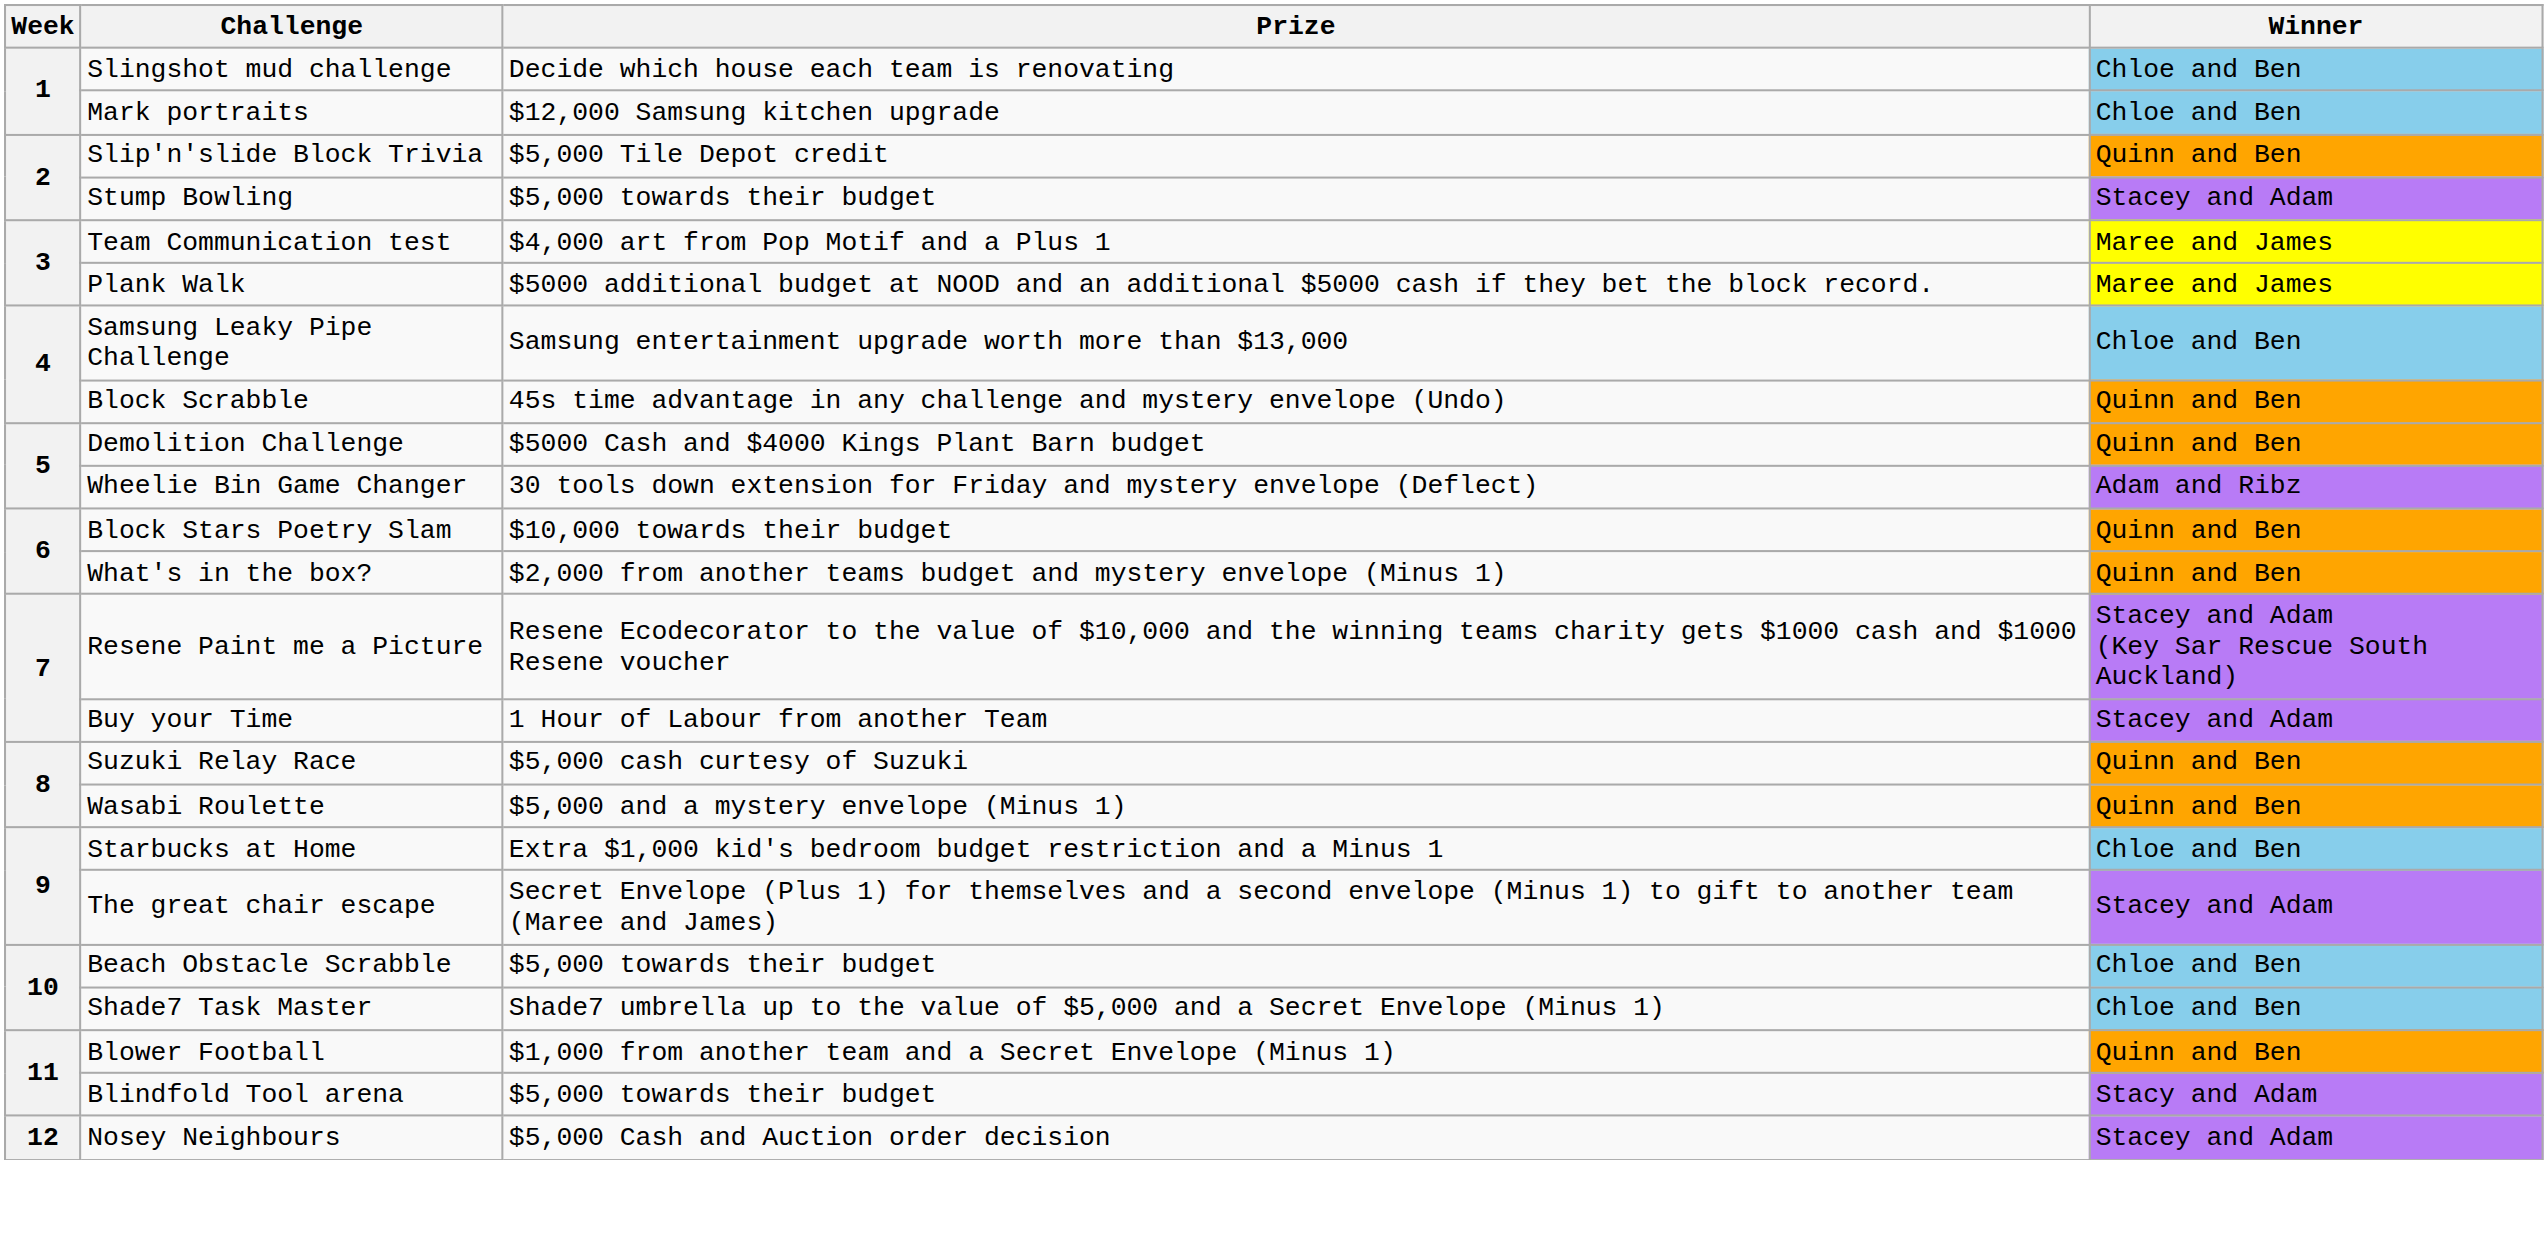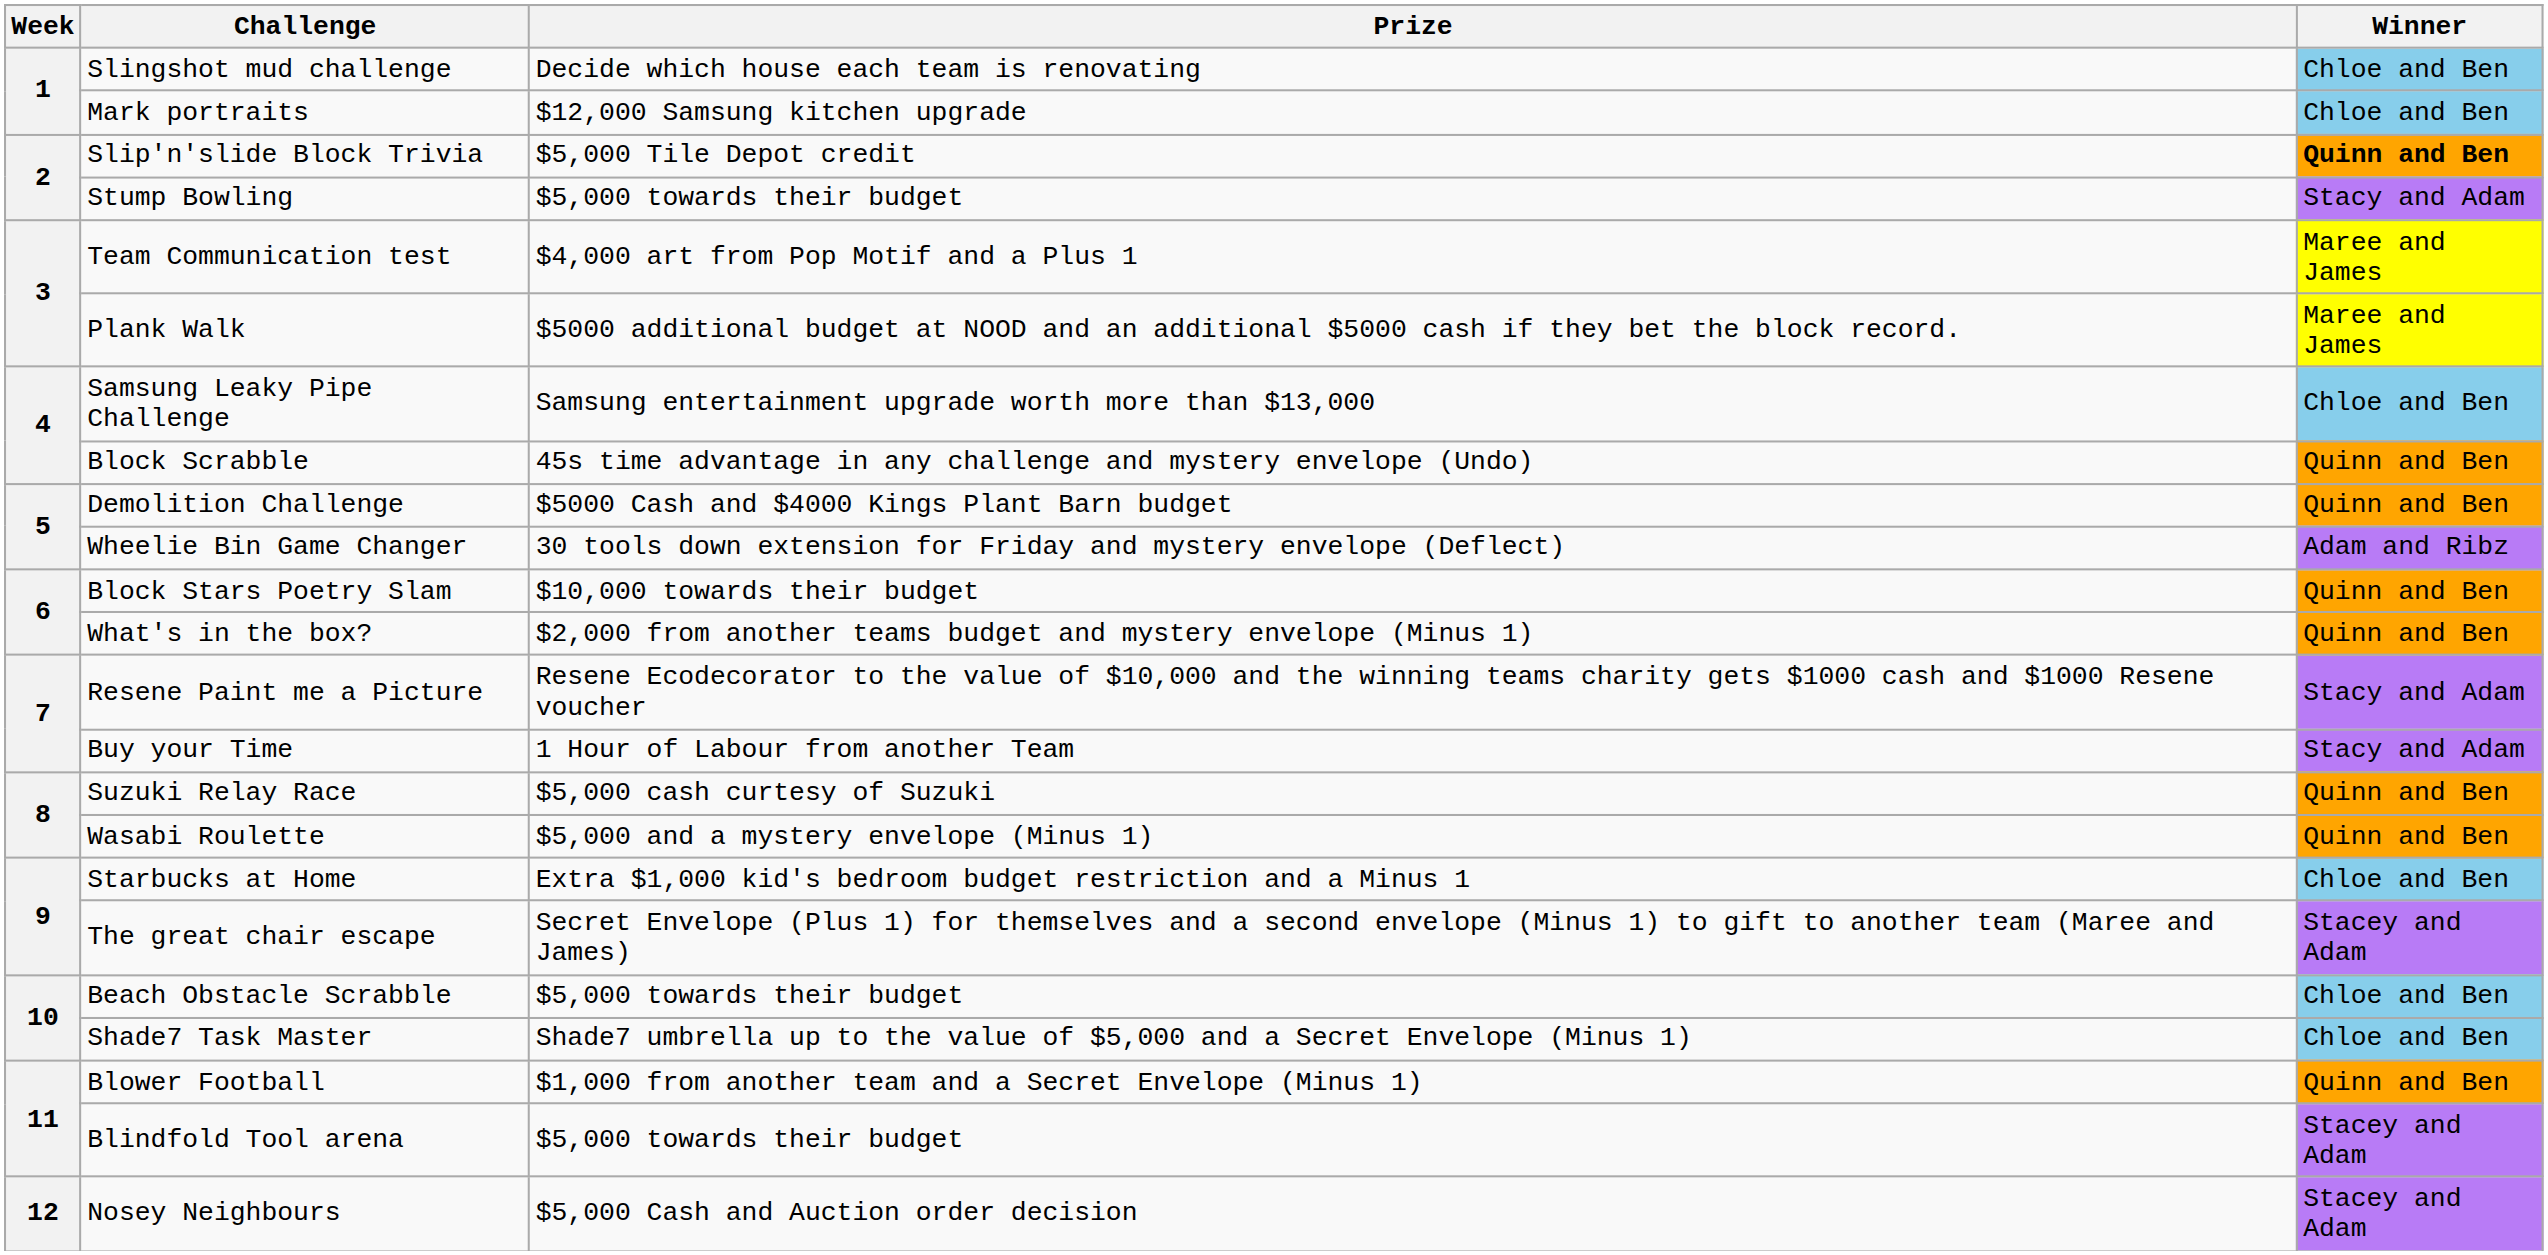(2199, 156) normal -> (2406, 156) bold
(2214, 199) Stacey and Adam -> (2414, 199) Stacy and Adam
(2262, 647) Stacey and Adam (Key Sar Rescue South Auckland) -> (2414, 692) Stacy and Adam
(2214, 720) Stacey and Adam -> (2414, 750) Stacy and Adam
(2206, 1095) Stacy and Adam -> (2382, 1140) Stacey and Adam
